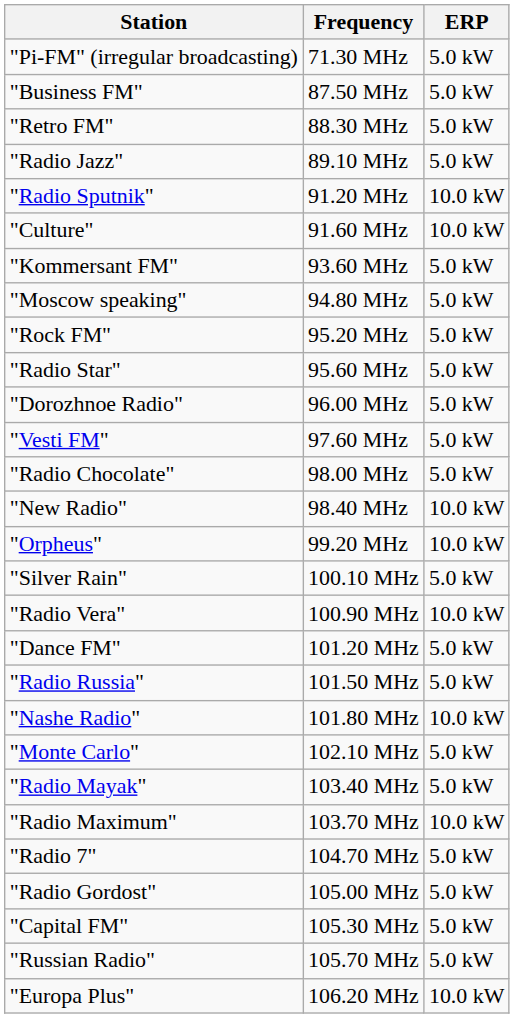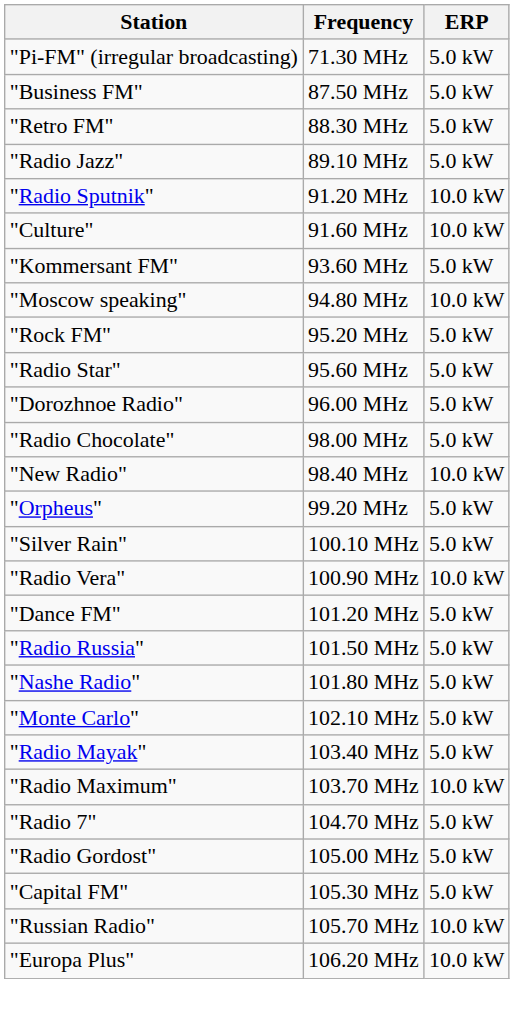(461, 299) 5.0 kW -> (467, 299) 10.0 kW
- row: (59, 439)
(467, 543) 10.0 kW -> (461, 508) 5.0 kW
(467, 717) 10.0 kW -> (461, 682) 5.0 kW
(461, 960) 5.0 kW -> (467, 925) 10.0 kW
